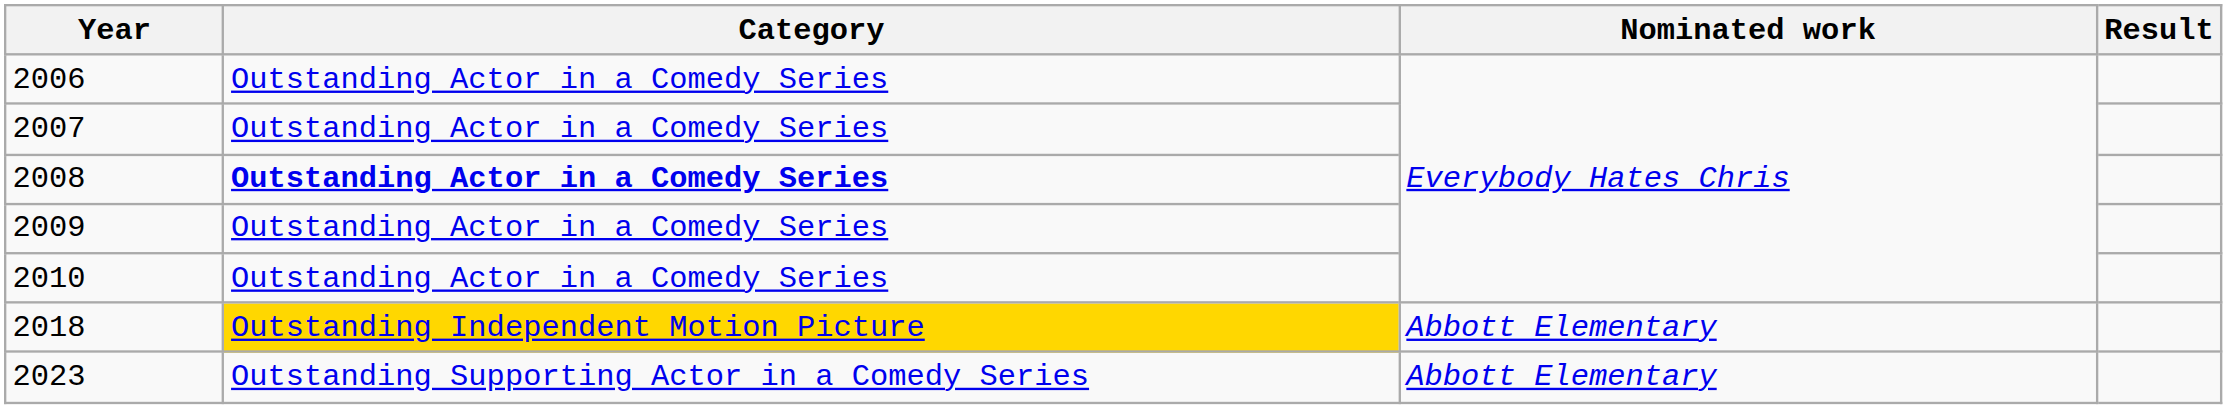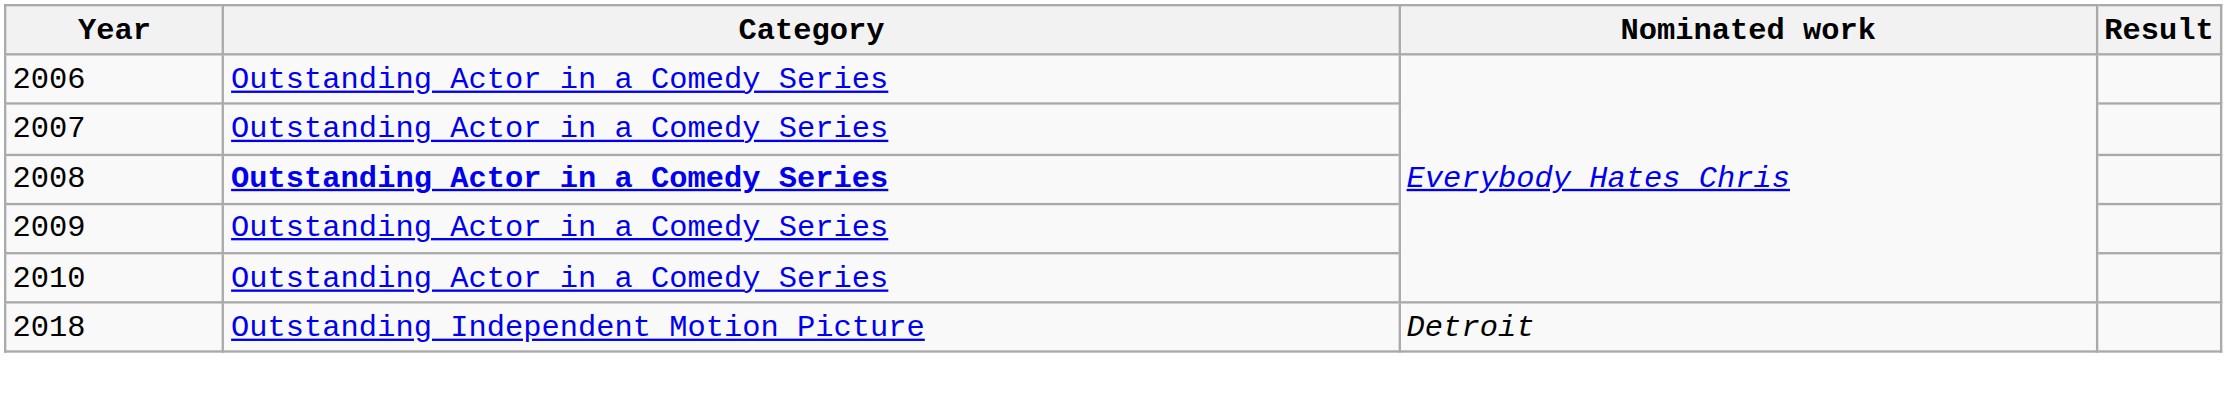(578, 327) gold background -> (578, 327) no background
(1562, 327) Abbott Elementary -> (1471, 327) Detroit
- row: (49, 377)
